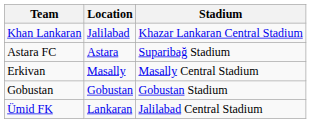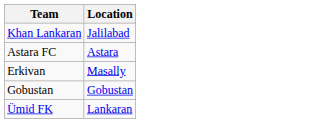- column: (221, 14)
